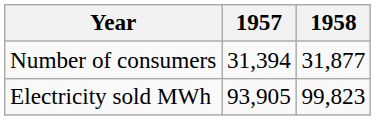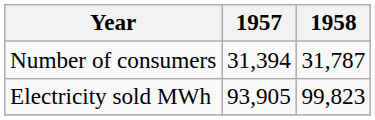(333, 59) 31,877 -> (333, 59) 31,787
